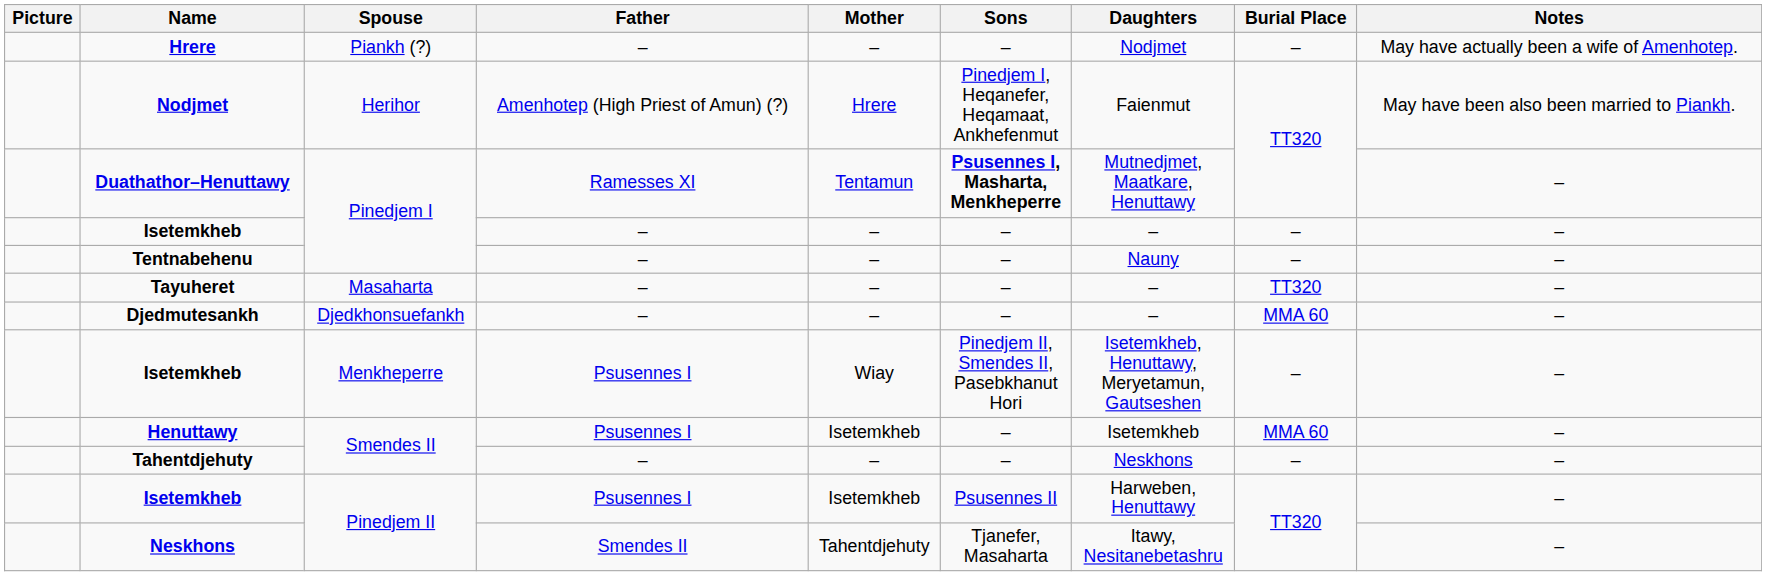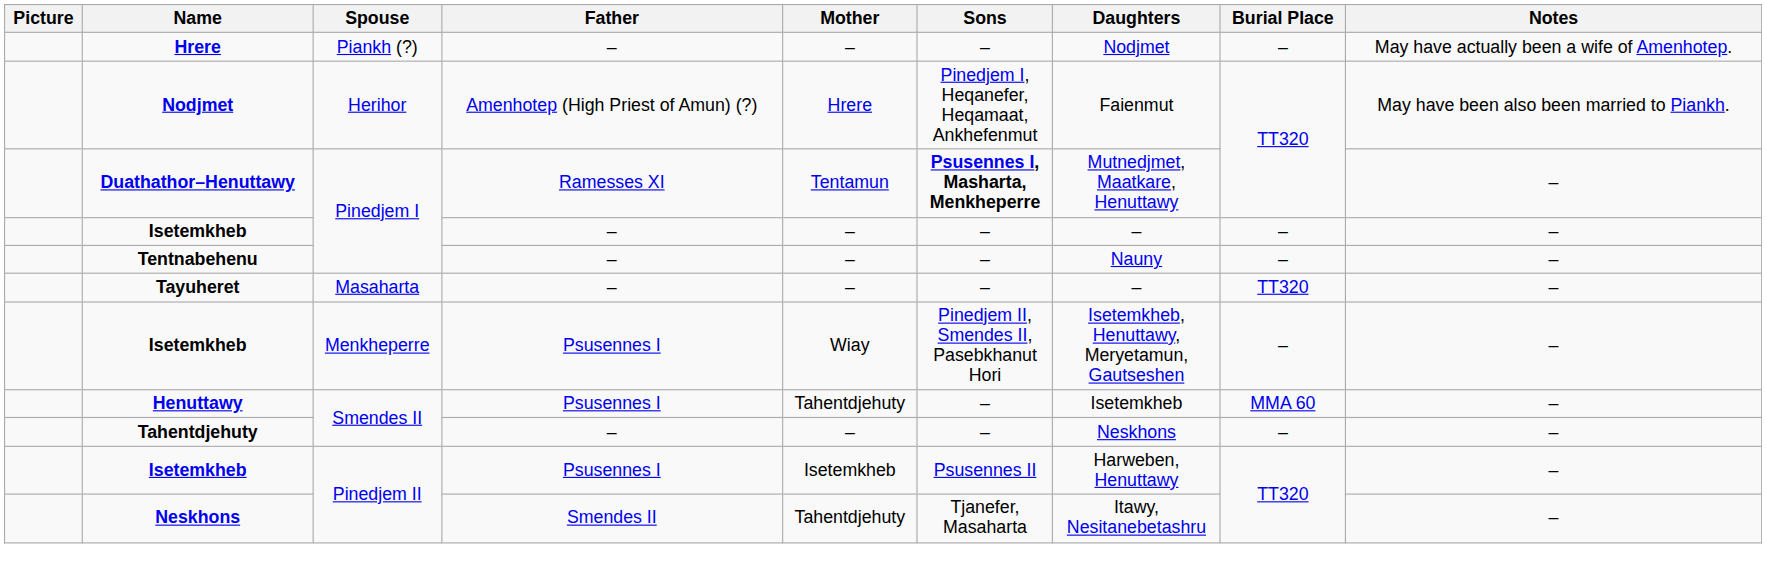- row: (193, 315)
(874, 431) Isetemkheb -> (850, 403) Tahentdjehuty
